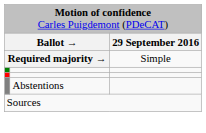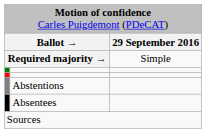+ row: (7, 103)
